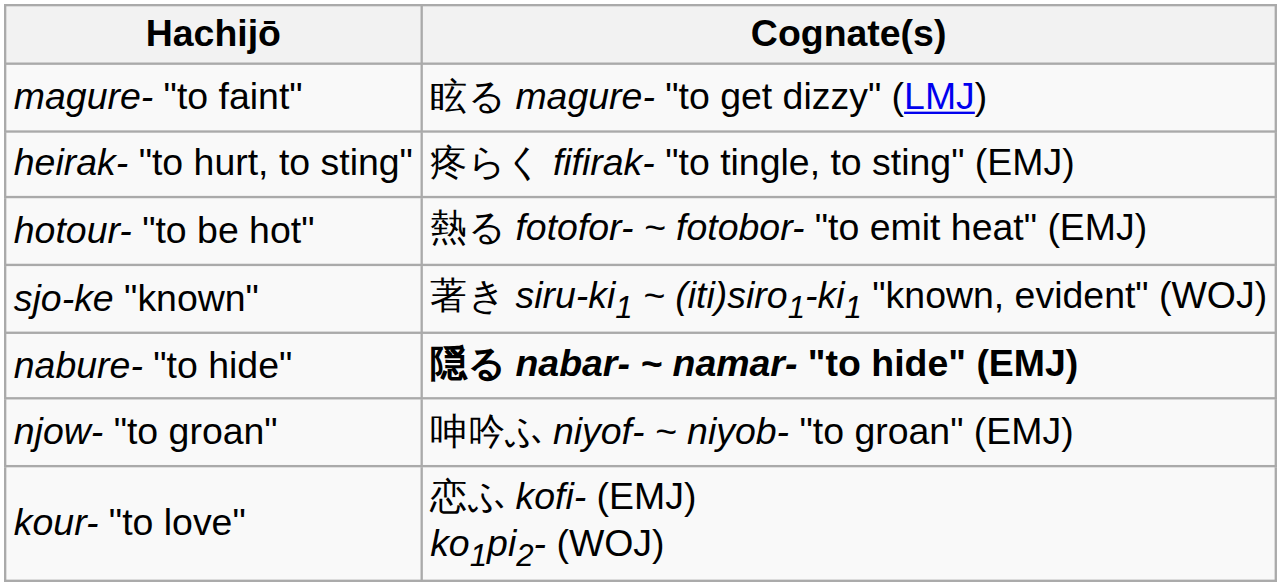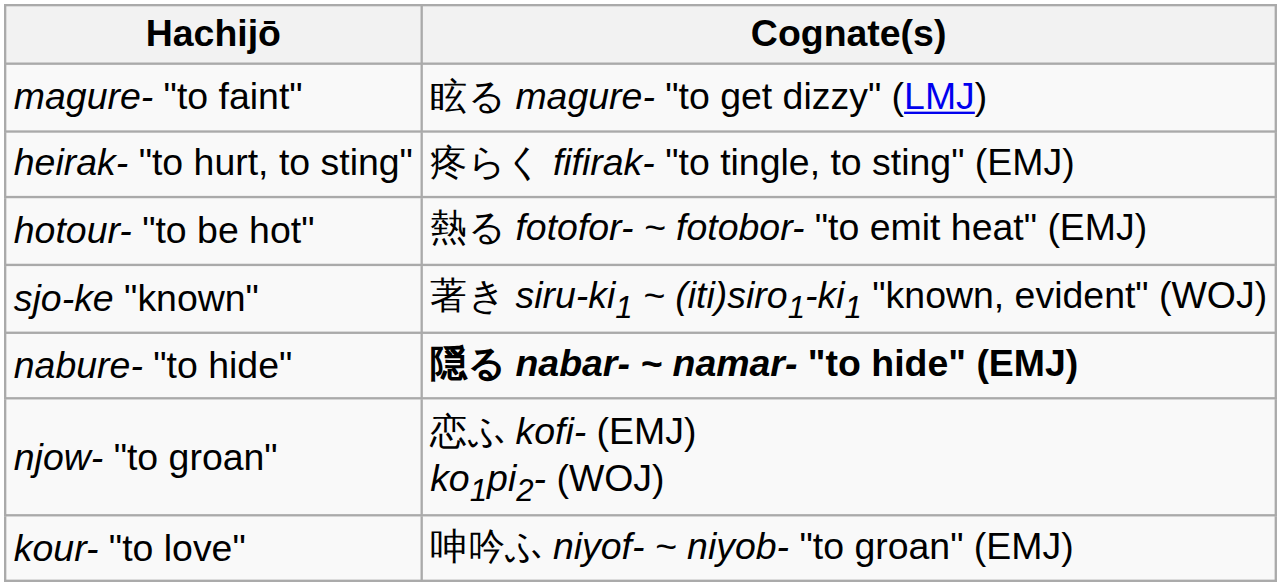(752, 430) 呻吟ふ niyof- ~ niyob- "to groan" (EMJ) -> (563, 458) 恋ふ kofi- (EMJ) ko1pi2- (WOJ)
(563, 525) 恋ふ kofi- (EMJ) ko1pi2- (WOJ) -> (752, 546) 呻吟ふ niyof- ~ niyob- "to groan" (EMJ)
